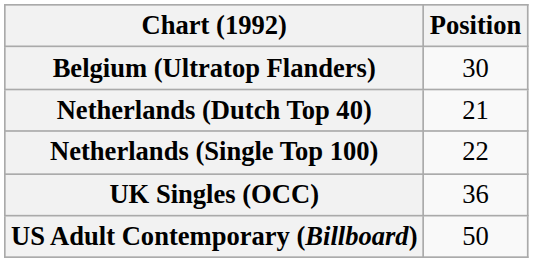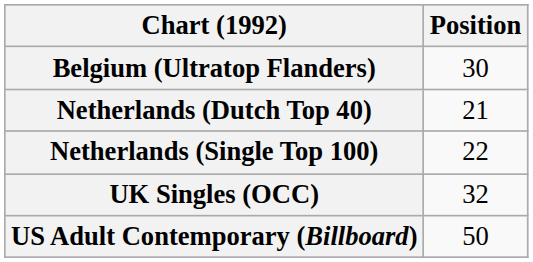(475, 194) 36 -> (475, 194) 32
